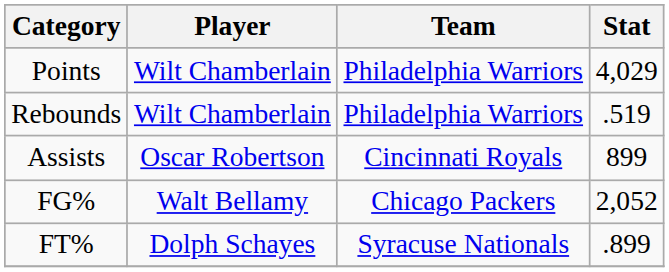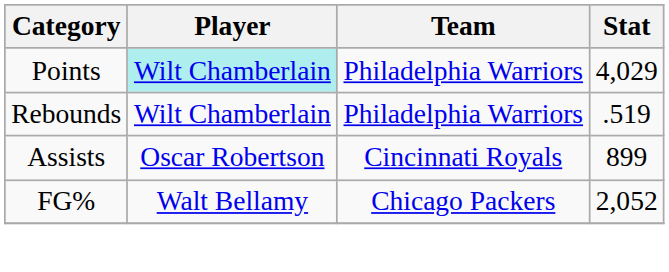(232, 69) no background -> (232, 69) paleturquoise background
- row: (66, 244)
